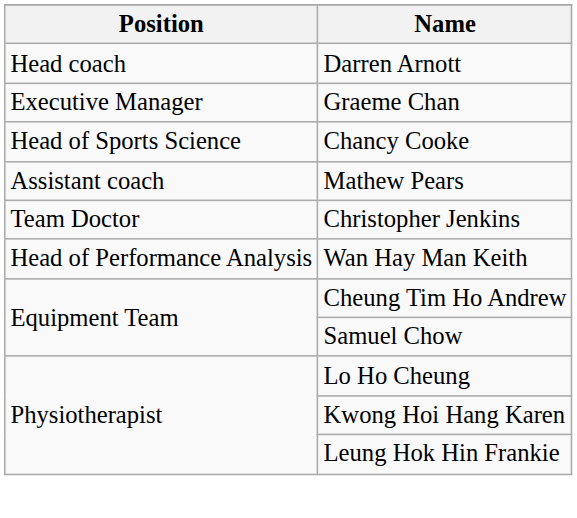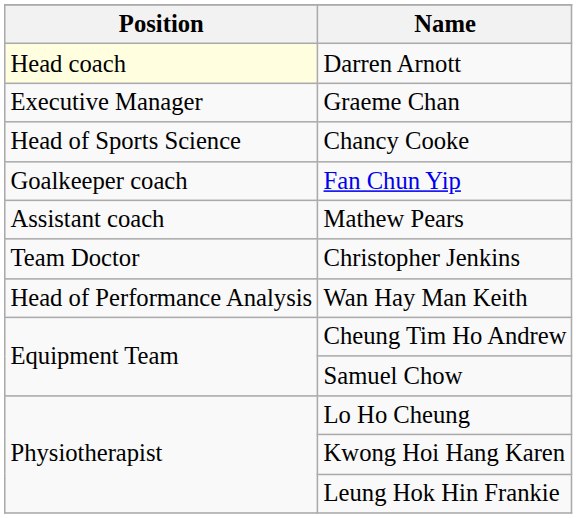(68, 63) no background -> (68, 63) lightyellow background
+ row: (392, 180)
